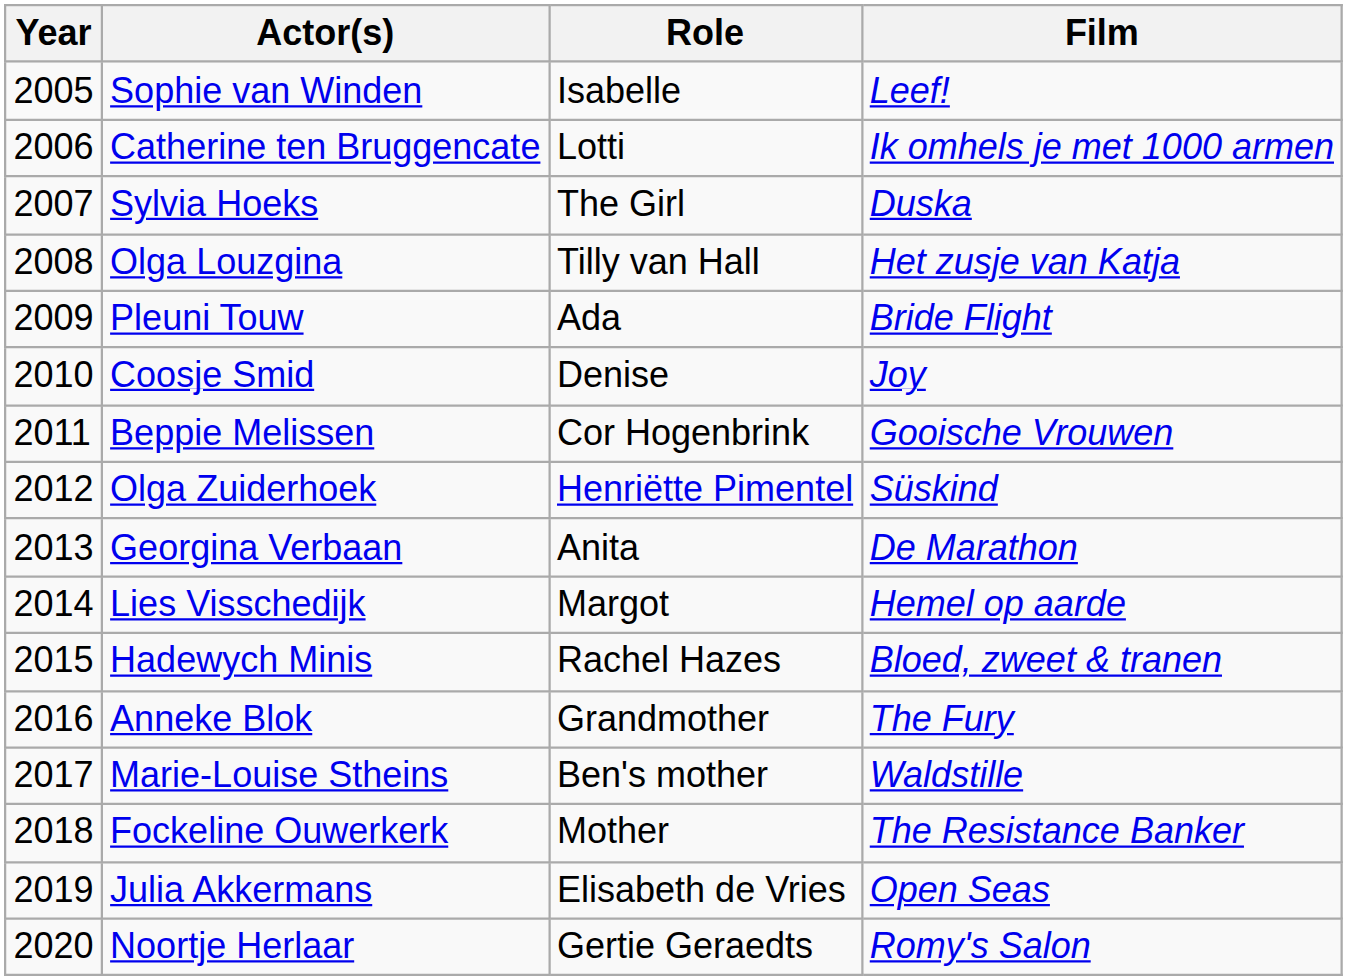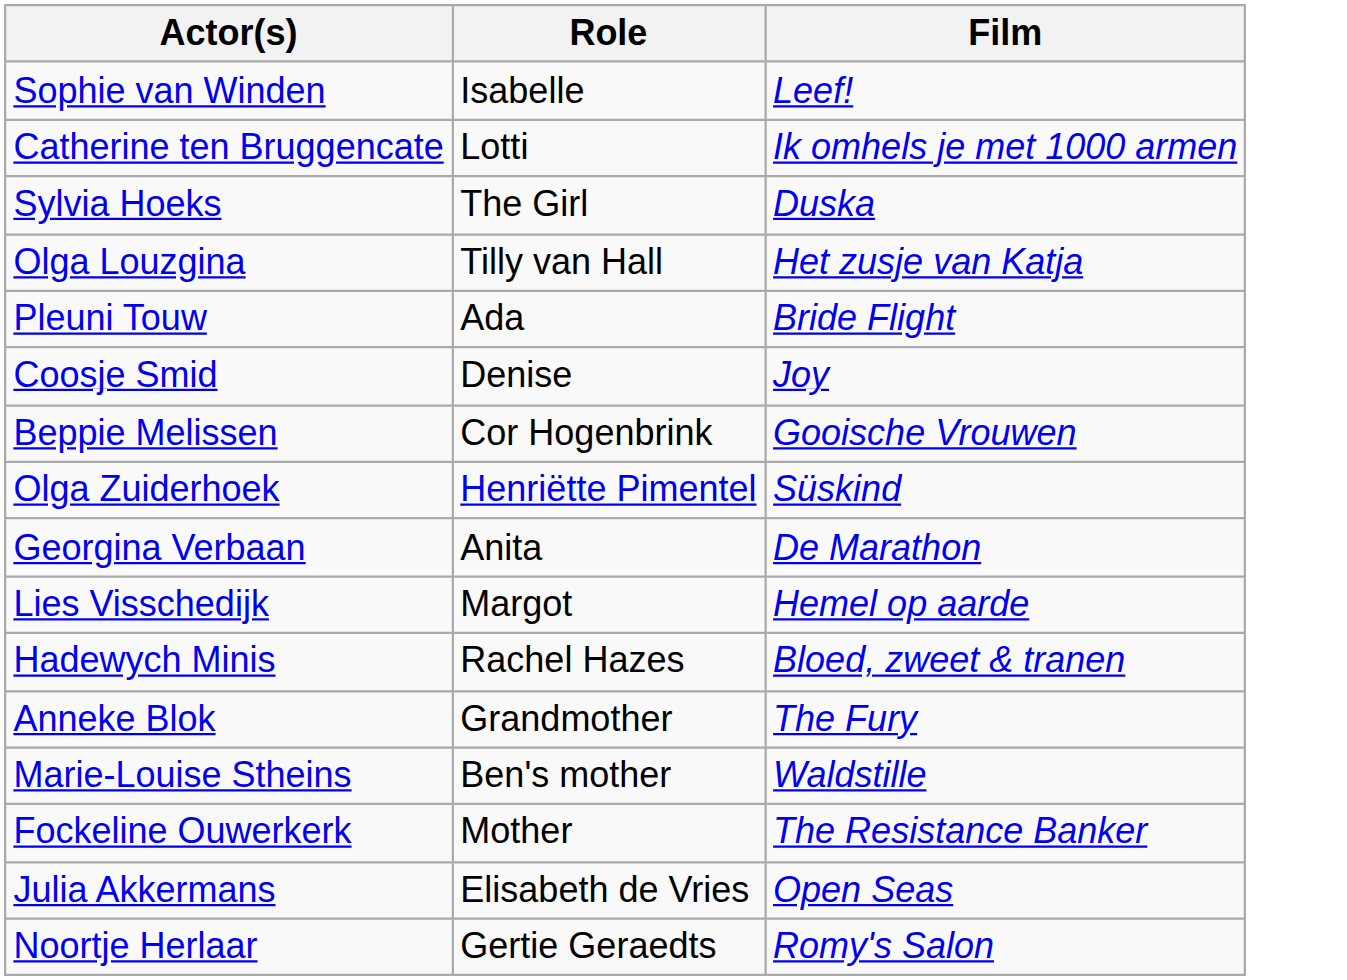- column: (53, 33)
